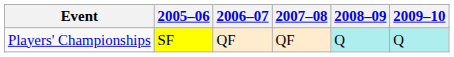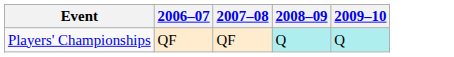- column: (184, 16)
